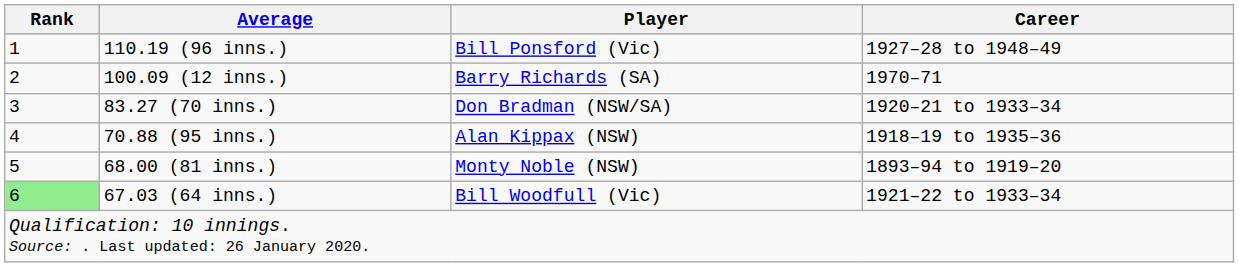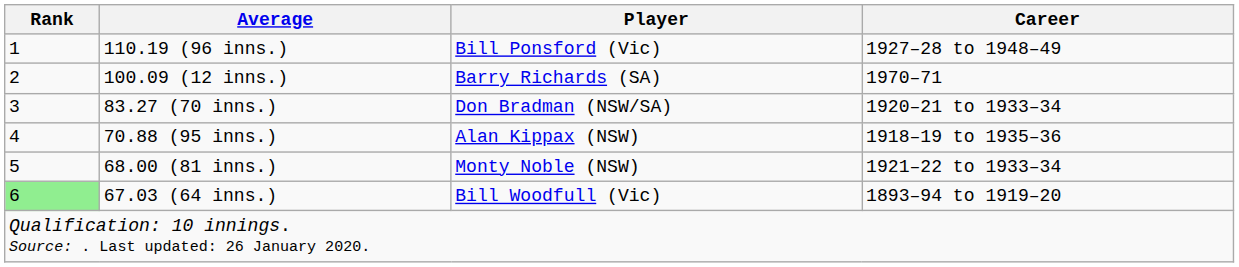(964, 167) 1893–94 to 1919–20 -> (964, 167) 1921–22 to 1933–34
(964, 196) 1921–22 to 1933–34 -> (964, 196) 1893–94 to 1919–20
